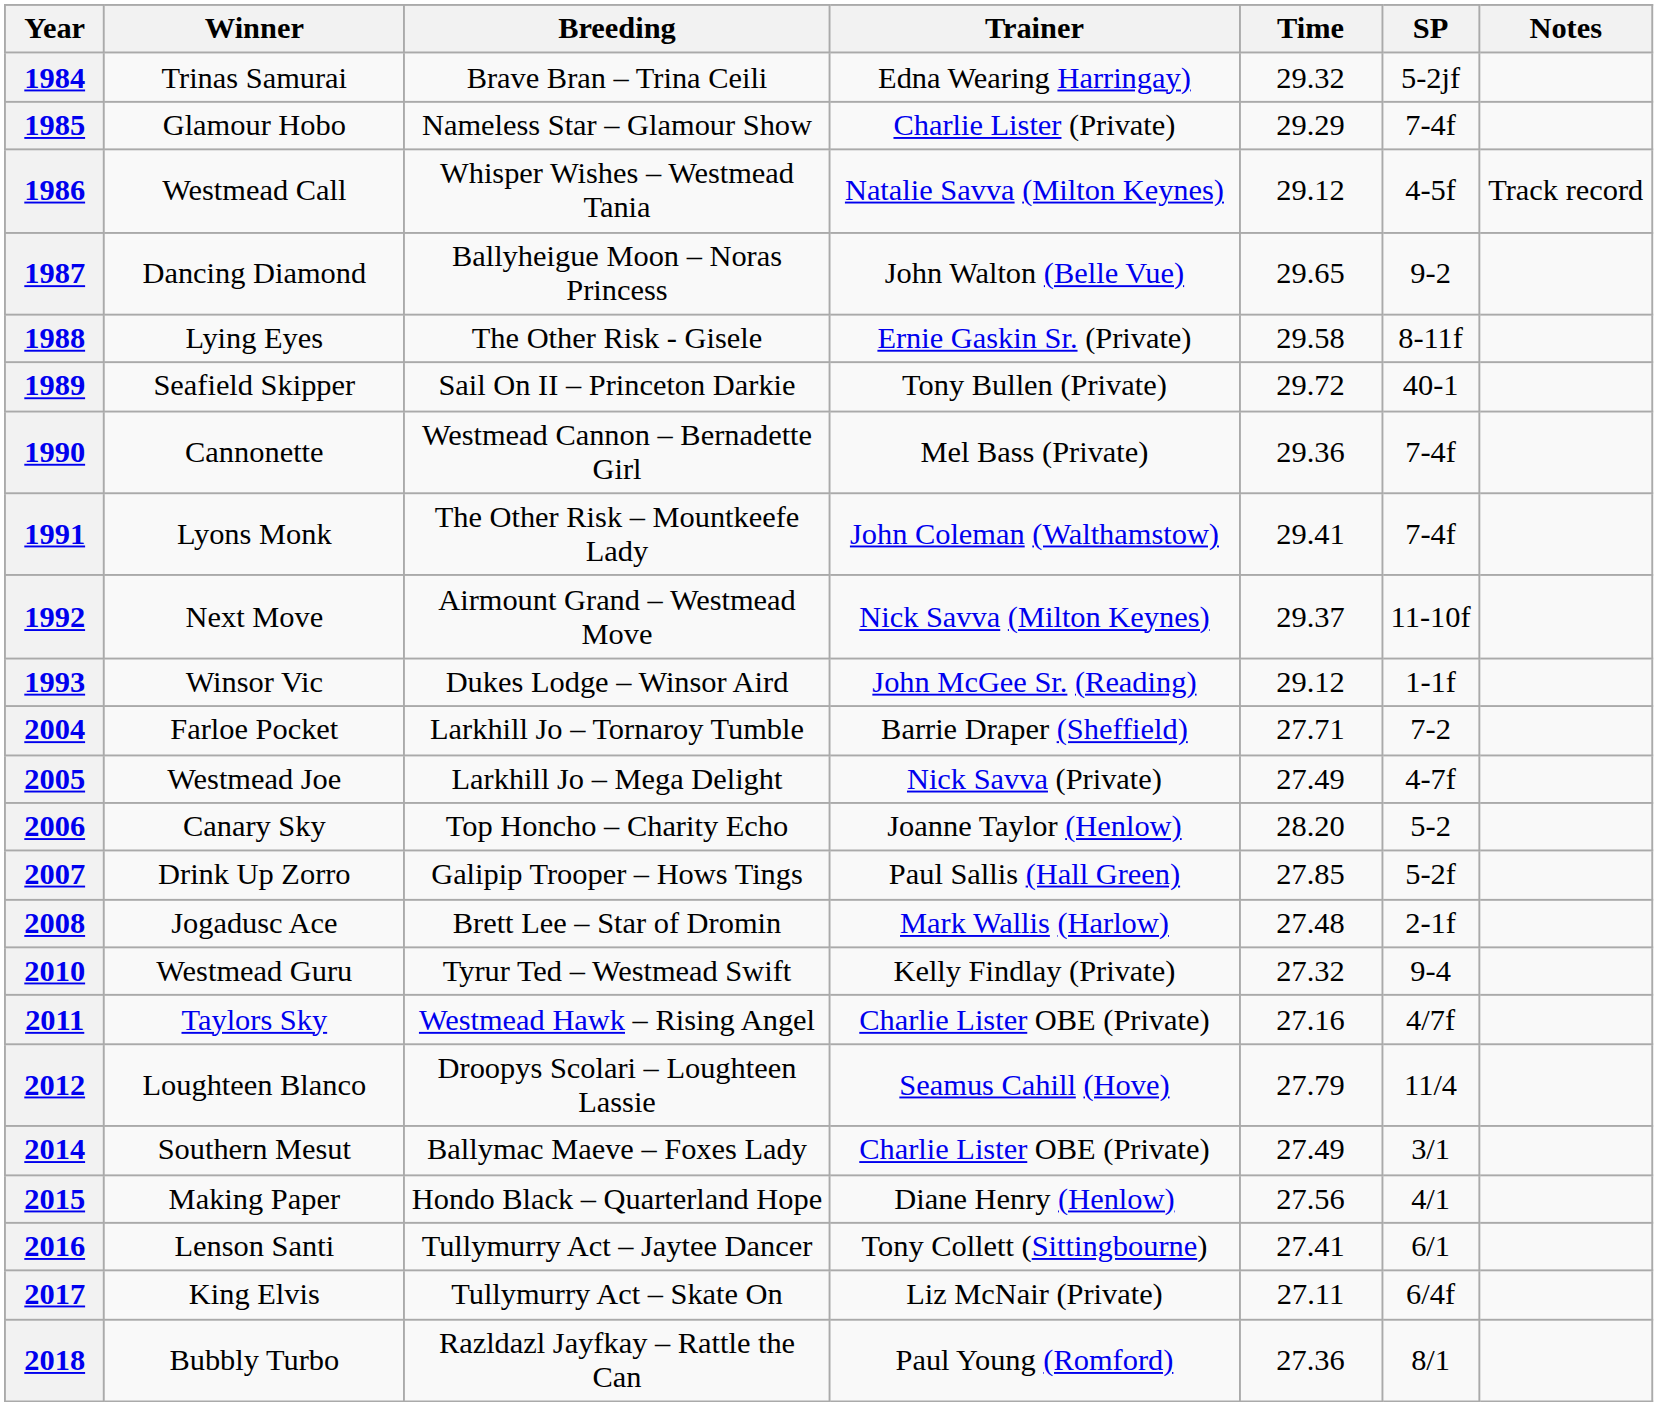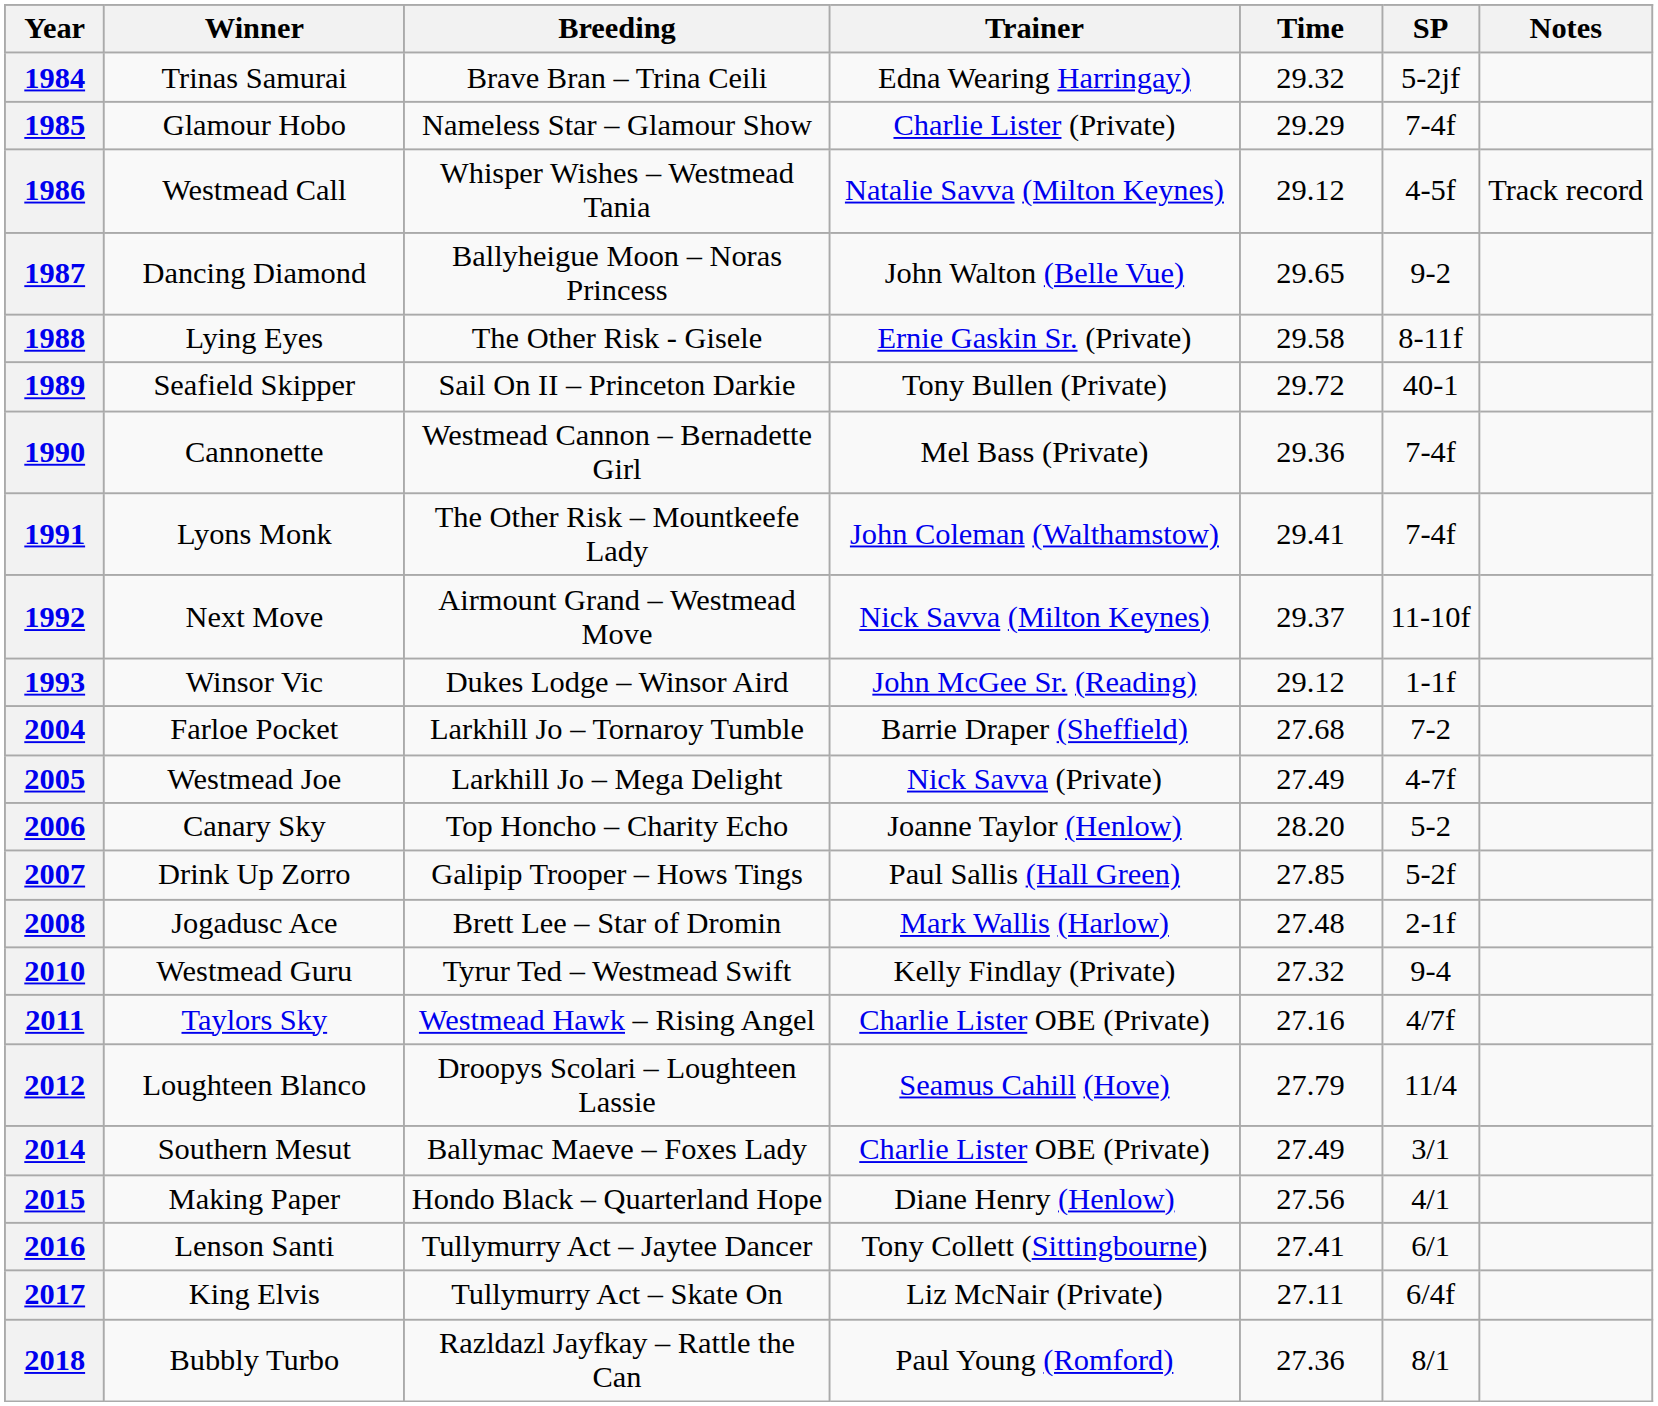(1310, 729) 27.71 -> (1310, 729) 27.68
